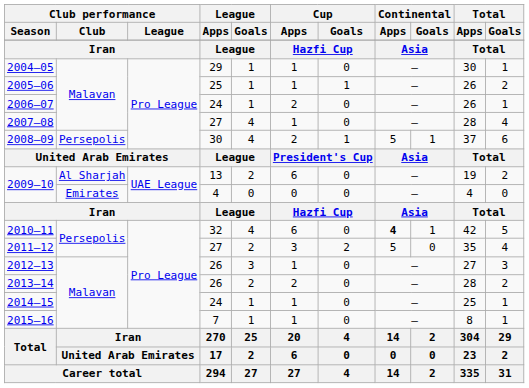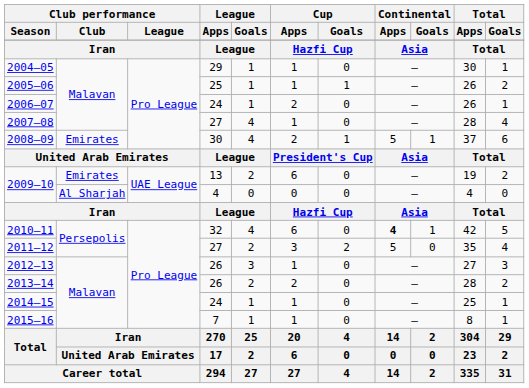(92, 139) Persepolis -> (92, 139) Emirates
(92, 176) Al Sharjah -> (92, 176) Emirates
(92, 194) Emirates -> (92, 194) Al Sharjah
